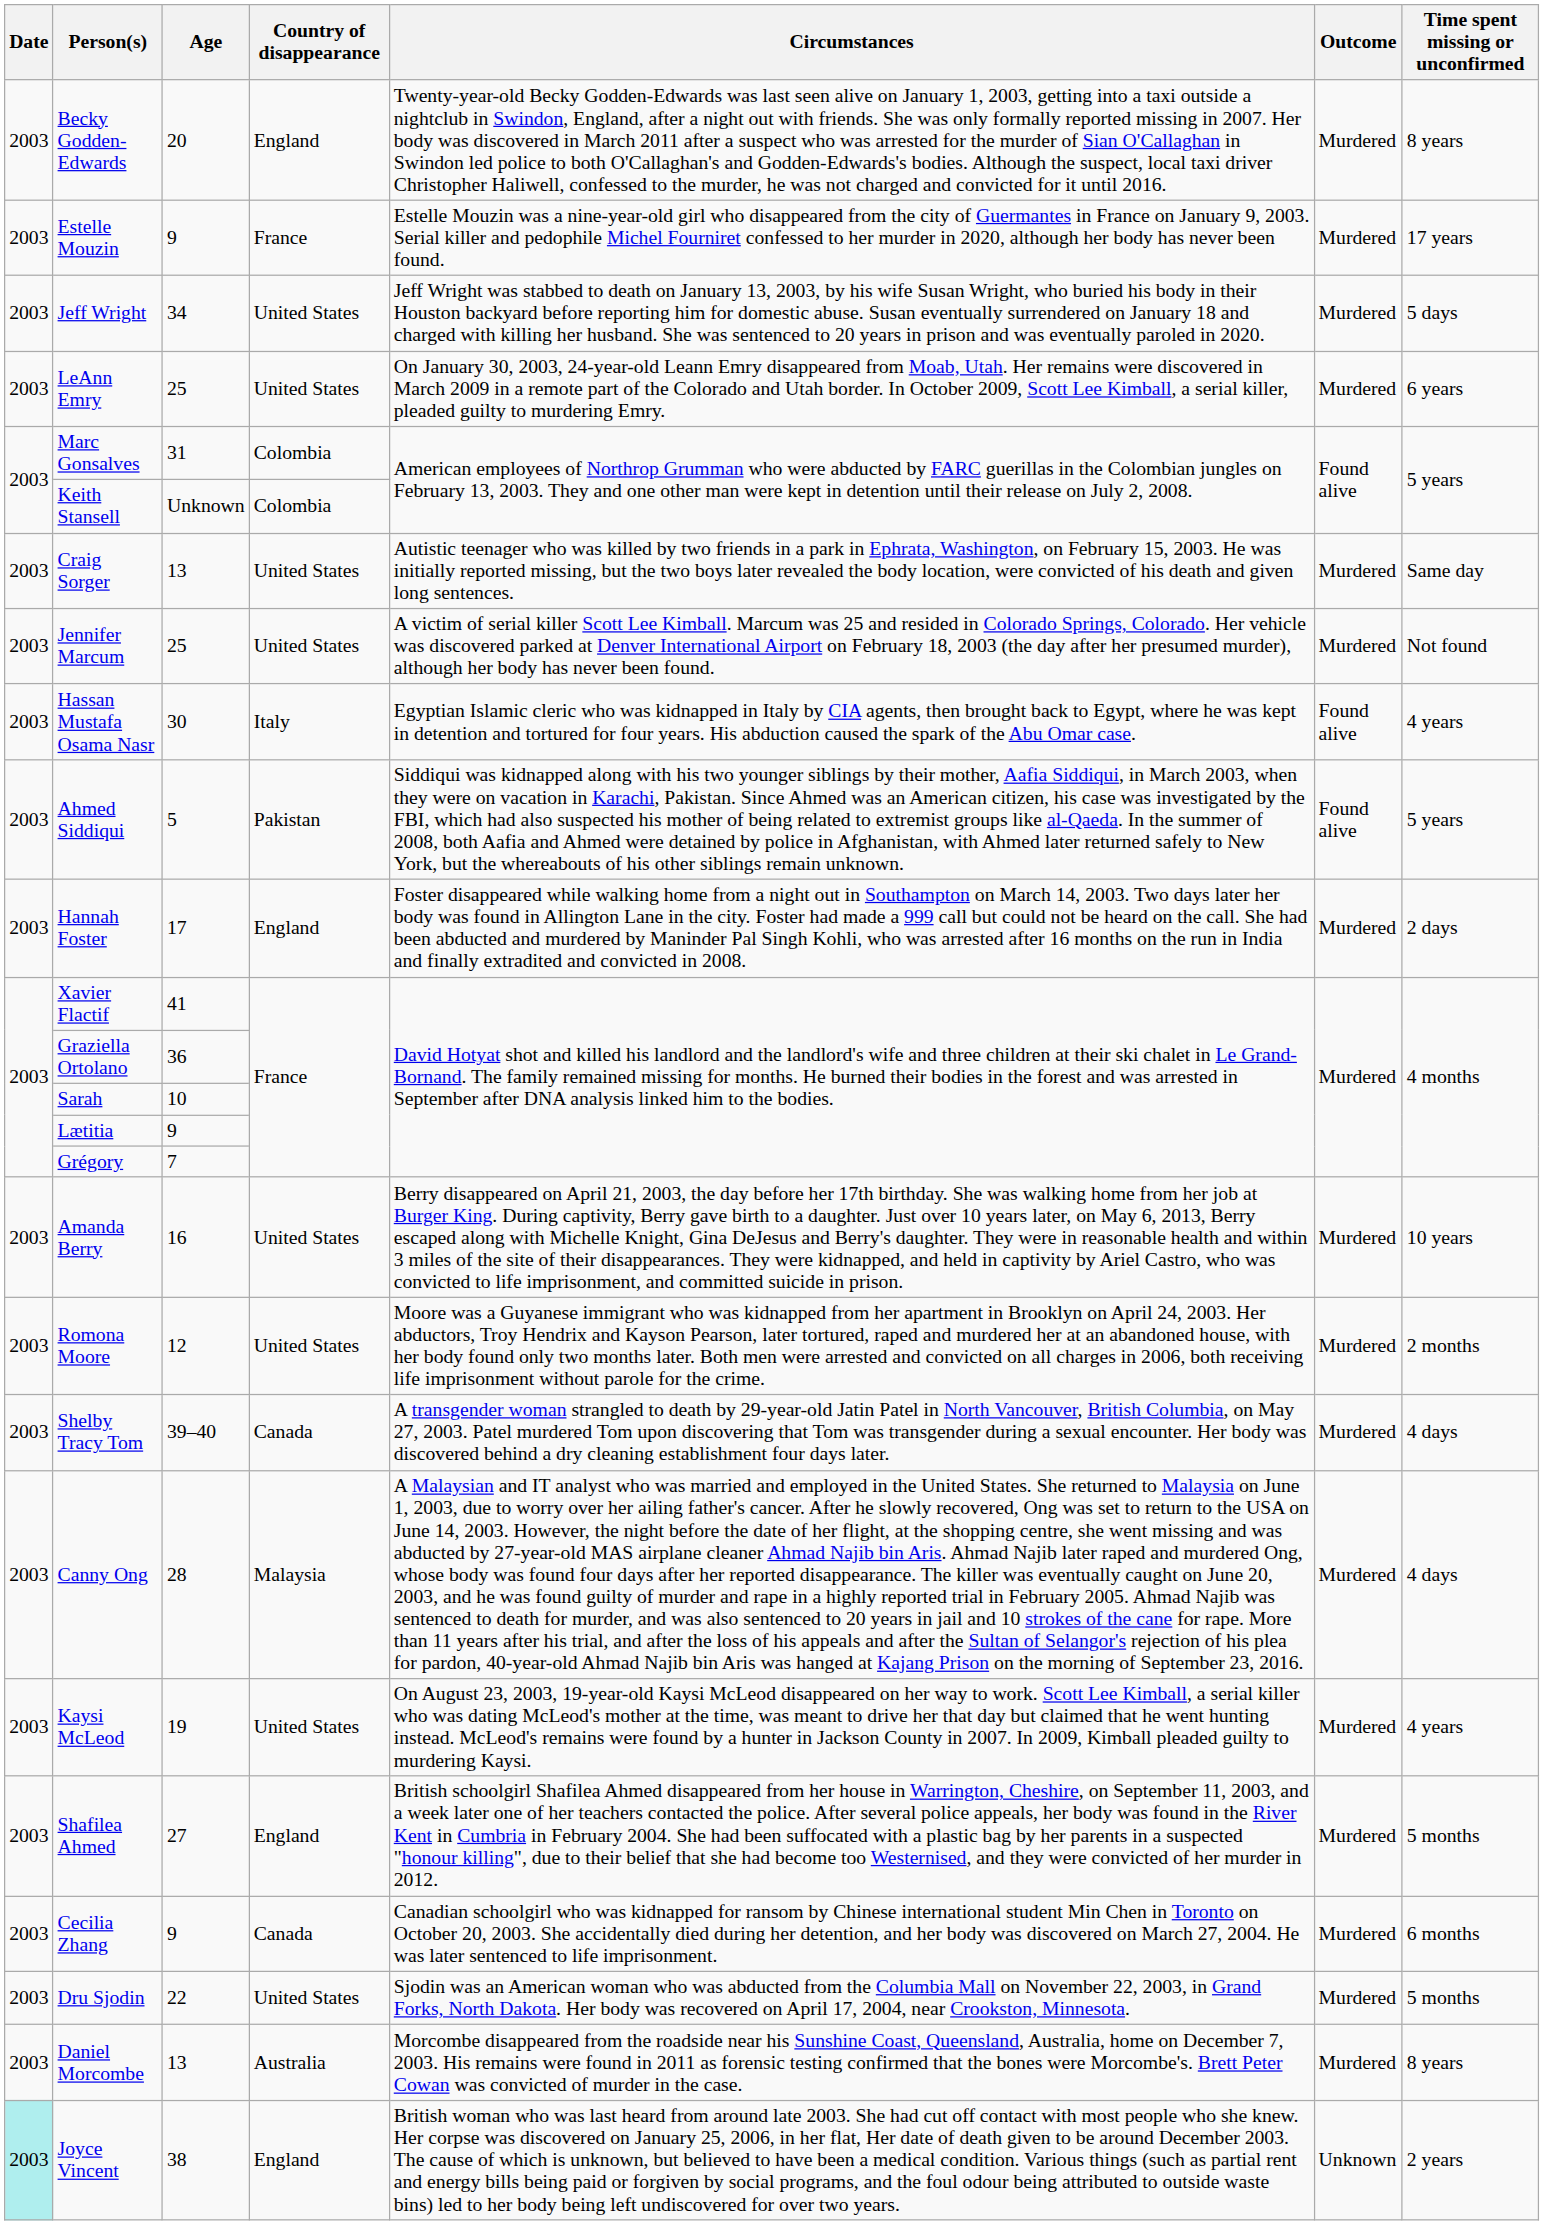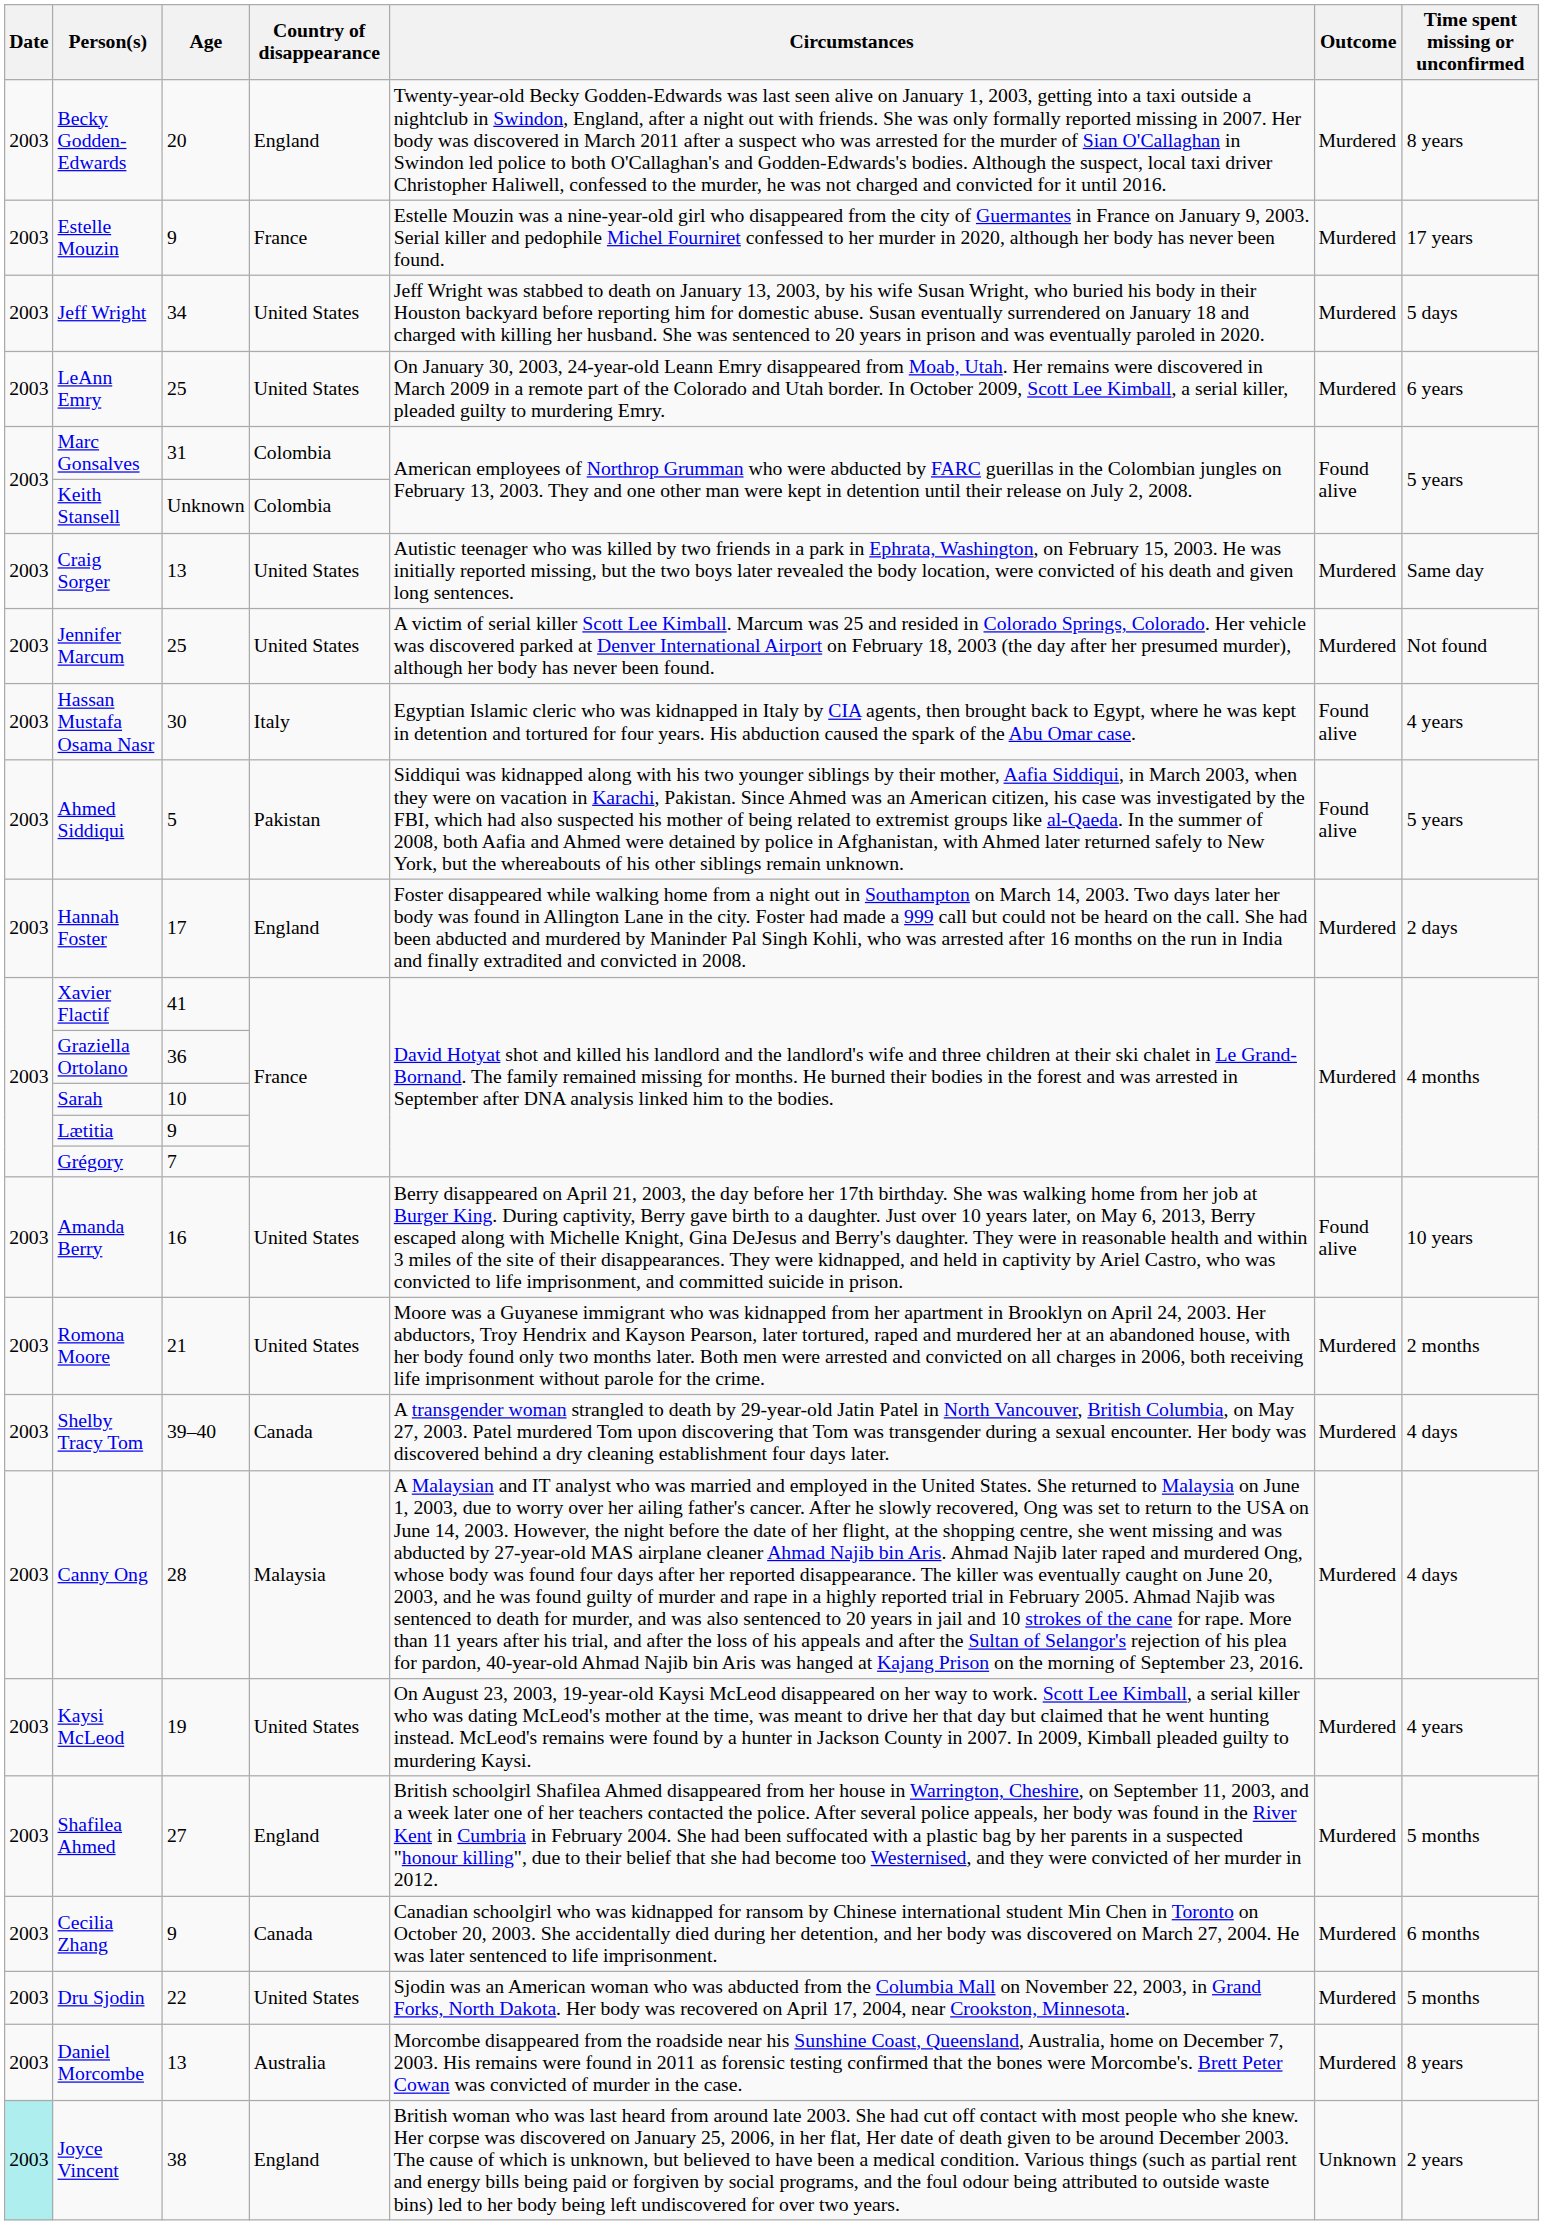(1357, 1237) Murdered -> (1344, 1237) Found alive
(177, 1345) 12 -> (177, 1345) 21
